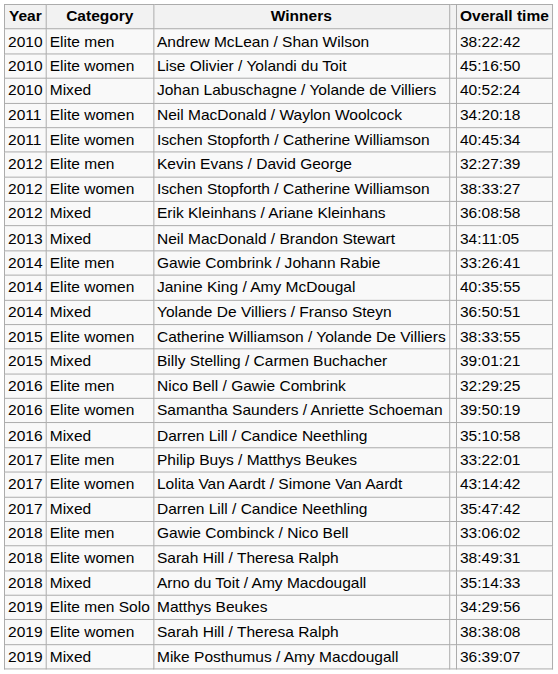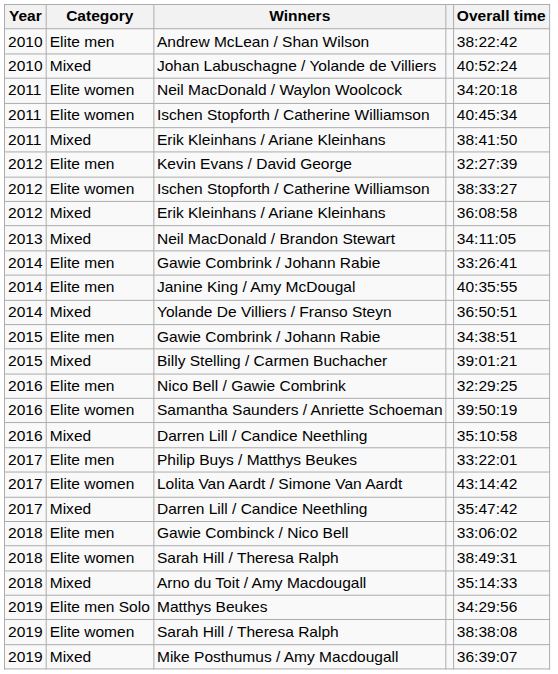- row: (25, 66)
+ row: (25, 139)
(92, 287) Elite women -> (82, 287) Elite men
+ row: (25, 336)
- row: (25, 336)
